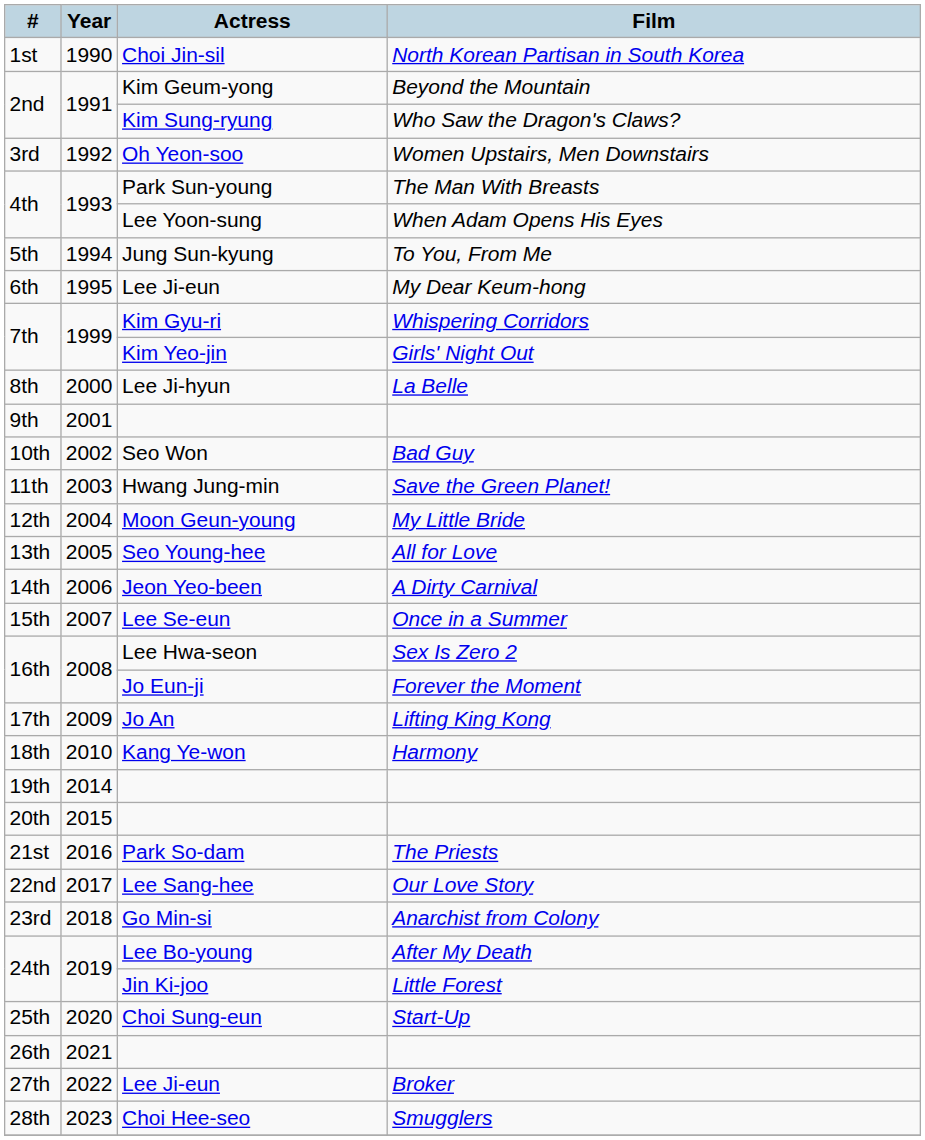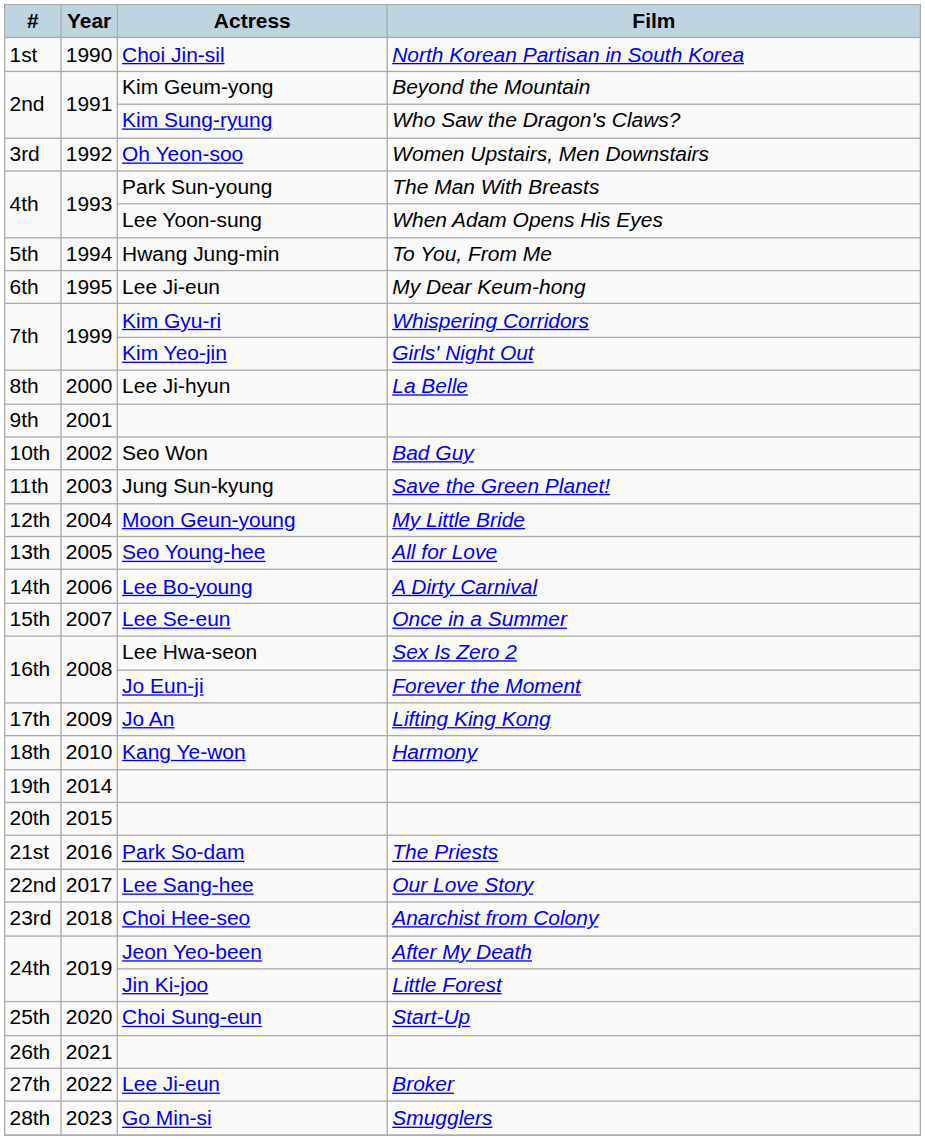(198, 253) Jung Sun-kyung -> (201, 253) Hwang Jung-min
(201, 486) Hwang Jung-min -> (198, 486) Jung Sun-kyung
(192, 586) Jeon Yeo-been -> (187, 586) Lee Bo-young
(167, 918) Go Min-si -> (186, 918) Choi Hee-seo
(187, 951) Lee Bo-young -> (192, 951) Jeon Yeo-been
(186, 1118) Choi Hee-seo -> (167, 1118) Go Min-si
